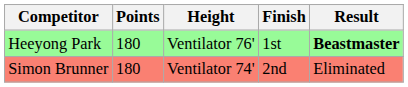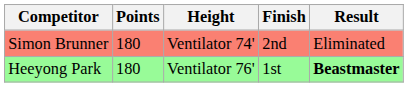rows swapped: (55, 43) <-> (58, 69)
